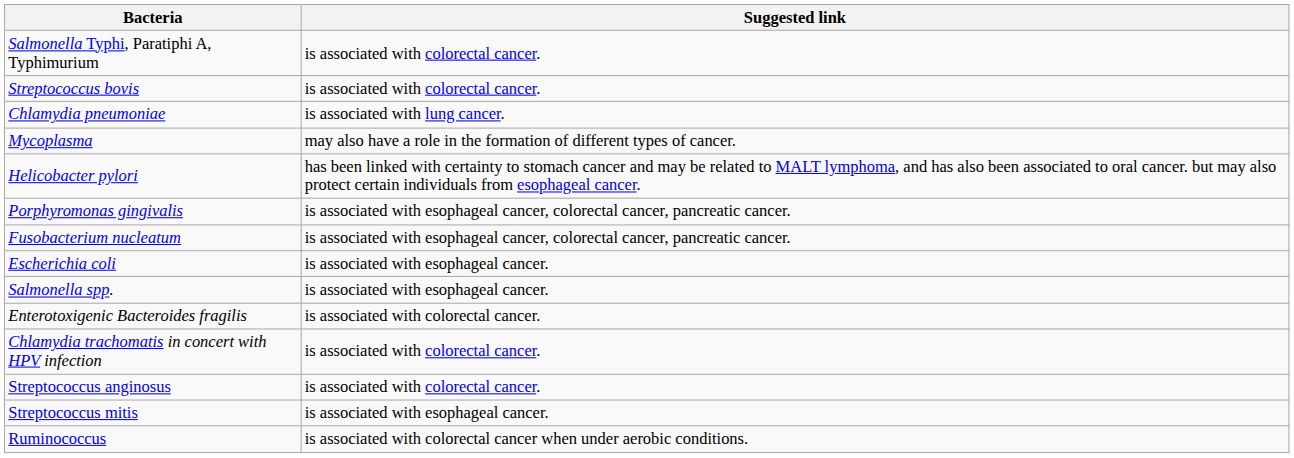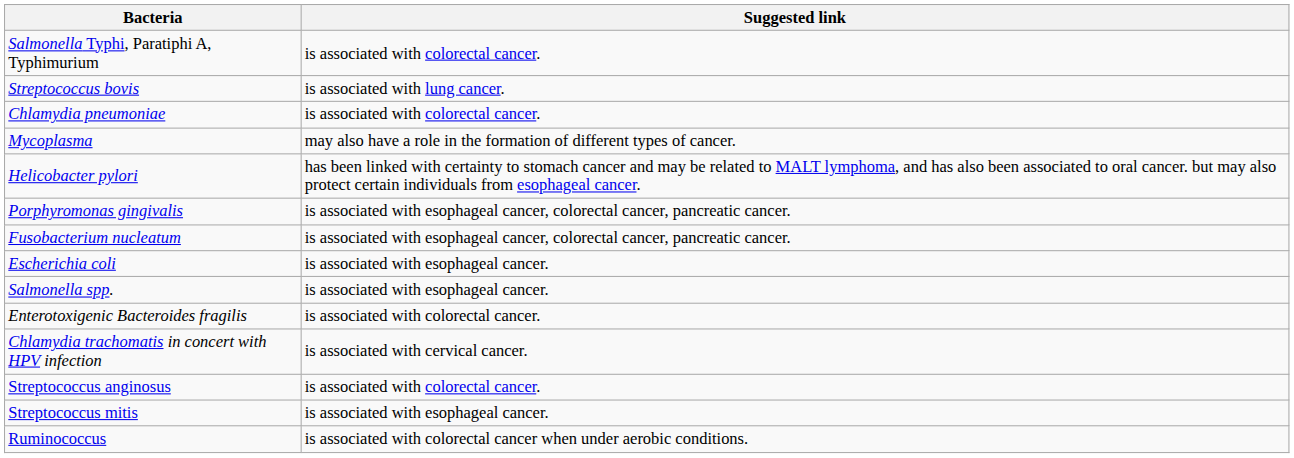(423, 88) is associated with colorectal cancer. -> (405, 88) is associated with lung cancer.
(405, 114) is associated with lung cancer. -> (423, 114) is associated with colorectal cancer.
(423, 351) is associated with colorectal cancer. -> (416, 351) is associated with cervical cancer.
